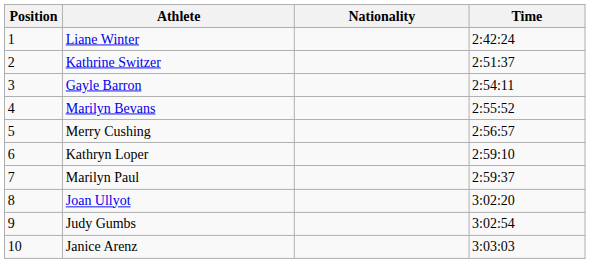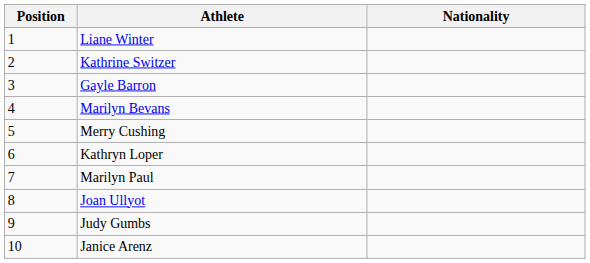- column: (527, 16)
